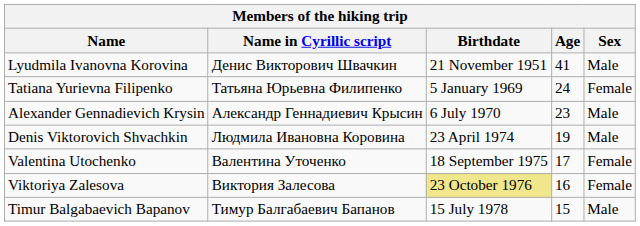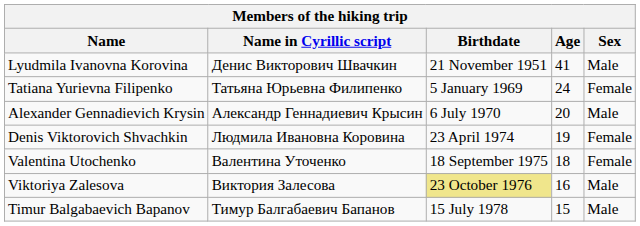(562, 112) 23 -> (562, 112) 20
(603, 137) Male -> (610, 137) Female
(562, 161) 17 -> (562, 161) 18
(610, 185) Female -> (603, 185) Male
